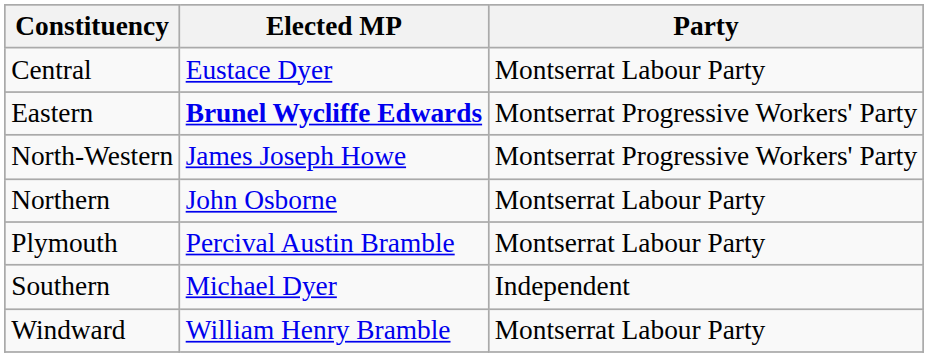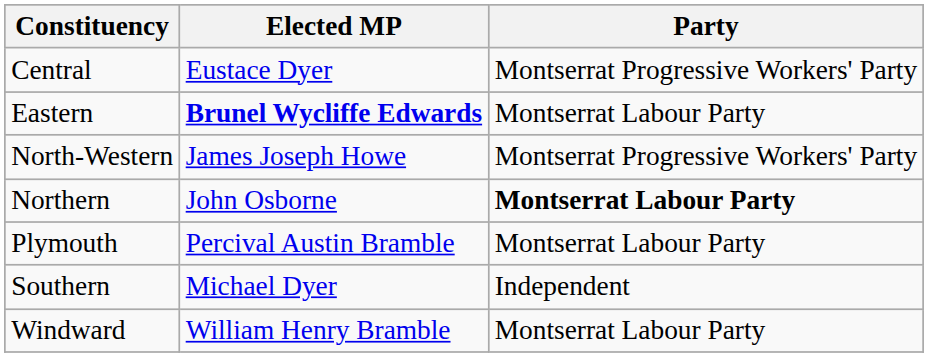(630, 69) Montserrat Labour Party -> (706, 69) Montserrat Progressive Workers' Party
(706, 112) Montserrat Progressive Workers' Party -> (630, 112) Montserrat Labour Party
(630, 199) normal -> (645, 199) bold
